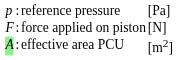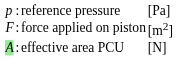(157, 27) [N] -> (160, 29) [m2]
(160, 46) [m2] -> (157, 48) [N]
